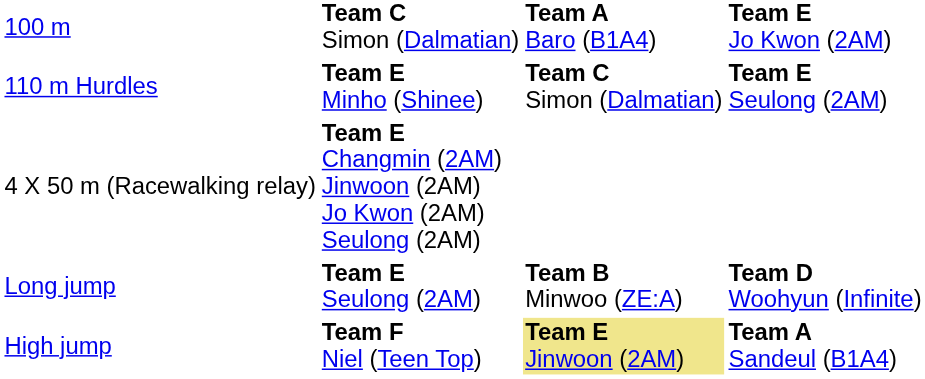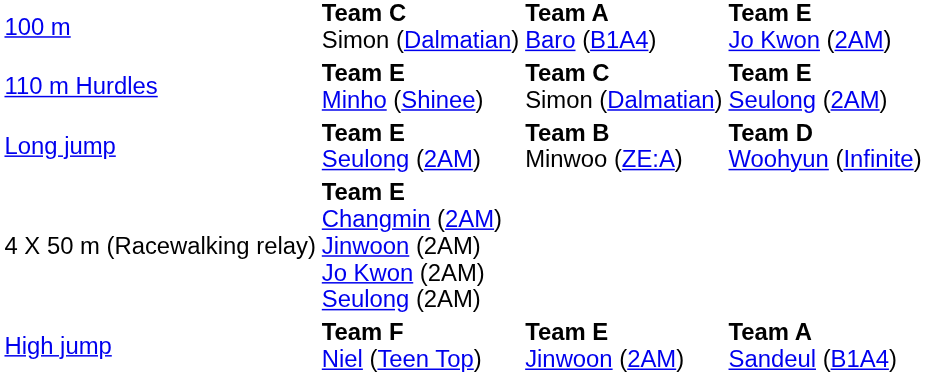rows swapped: (160, 186) <-> (60, 286)
(605, 345) khaki background -> (605, 345) no background
